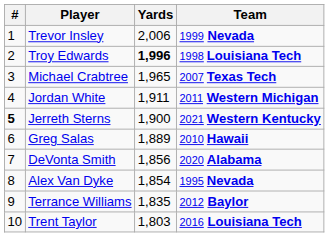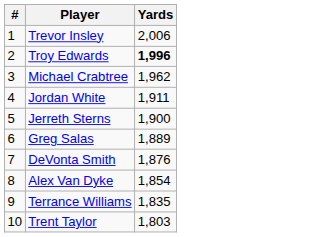- column: (250, 15)
(154, 77) 1,965 -> (154, 77) 1,962
(11, 119) bold -> (11, 119) normal
(154, 160) 1,856 -> (154, 160) 1,876
